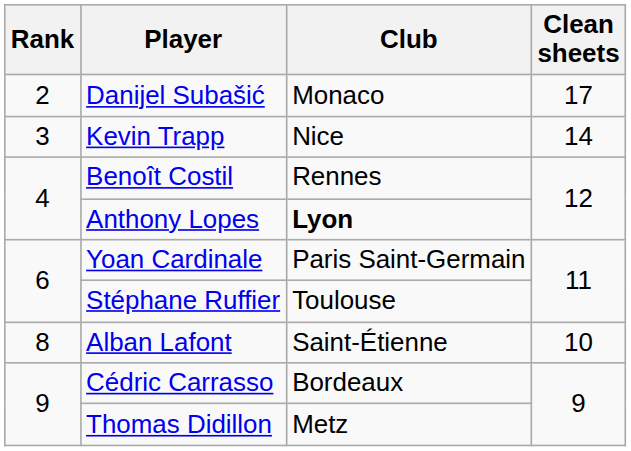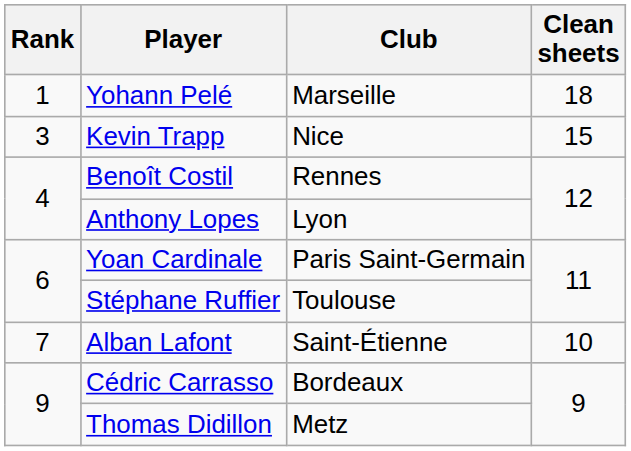+ row: (159, 95)
- row: (175, 95)
(579, 136) 14 -> (579, 136) 15
(323, 218) bold -> (320, 218) normal
(42, 341) 8 -> (42, 341) 7
